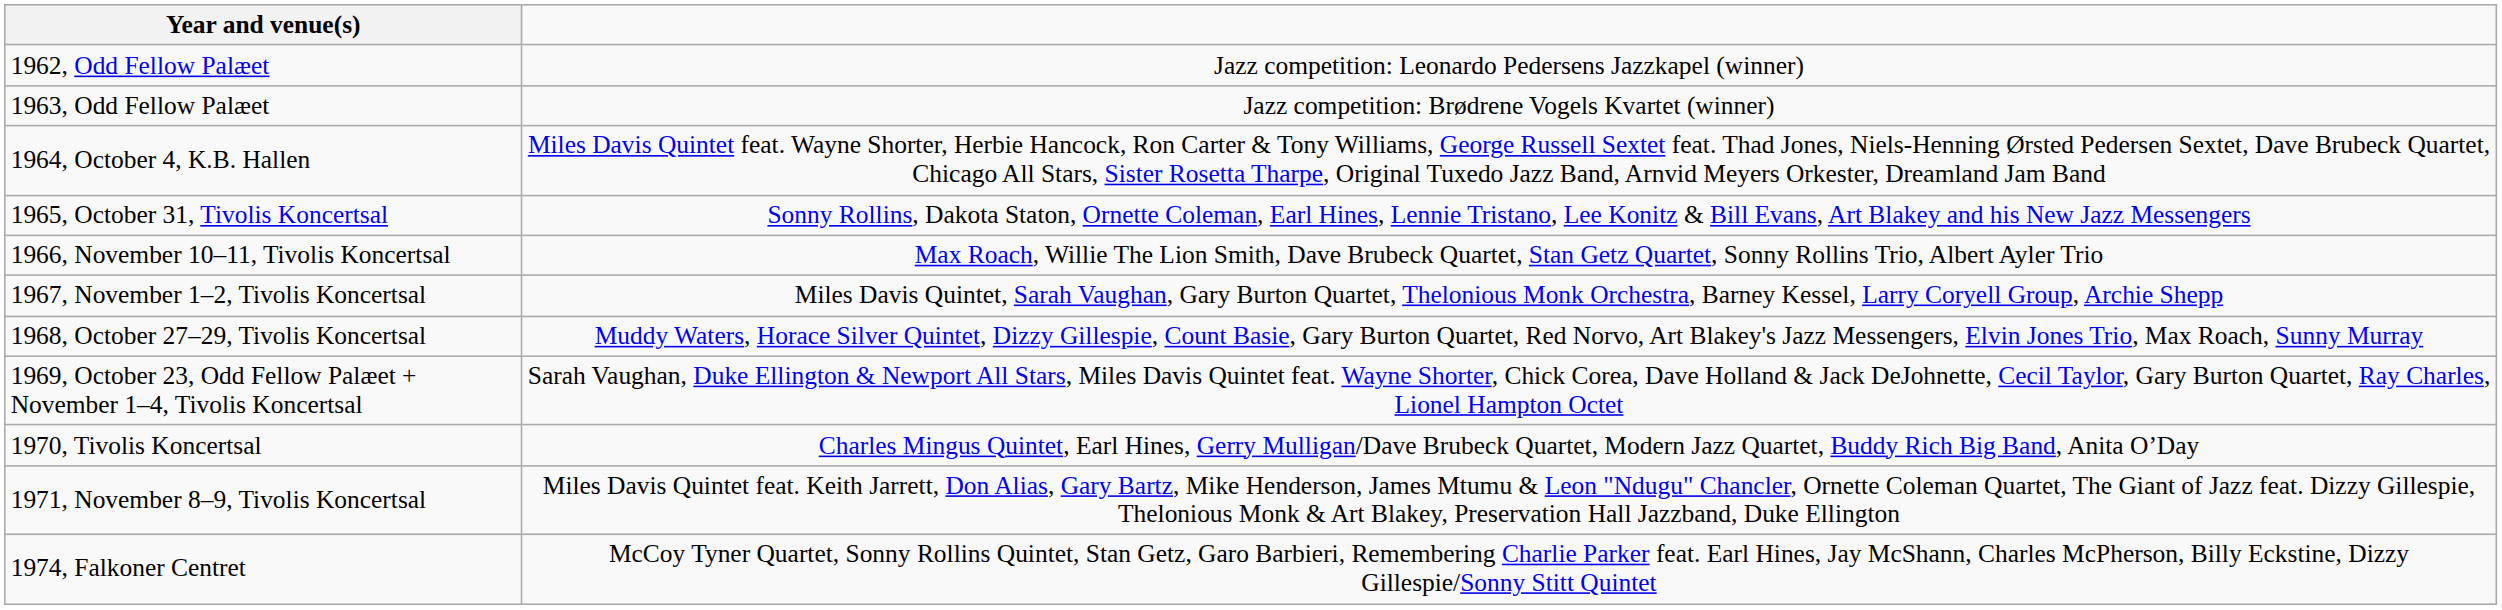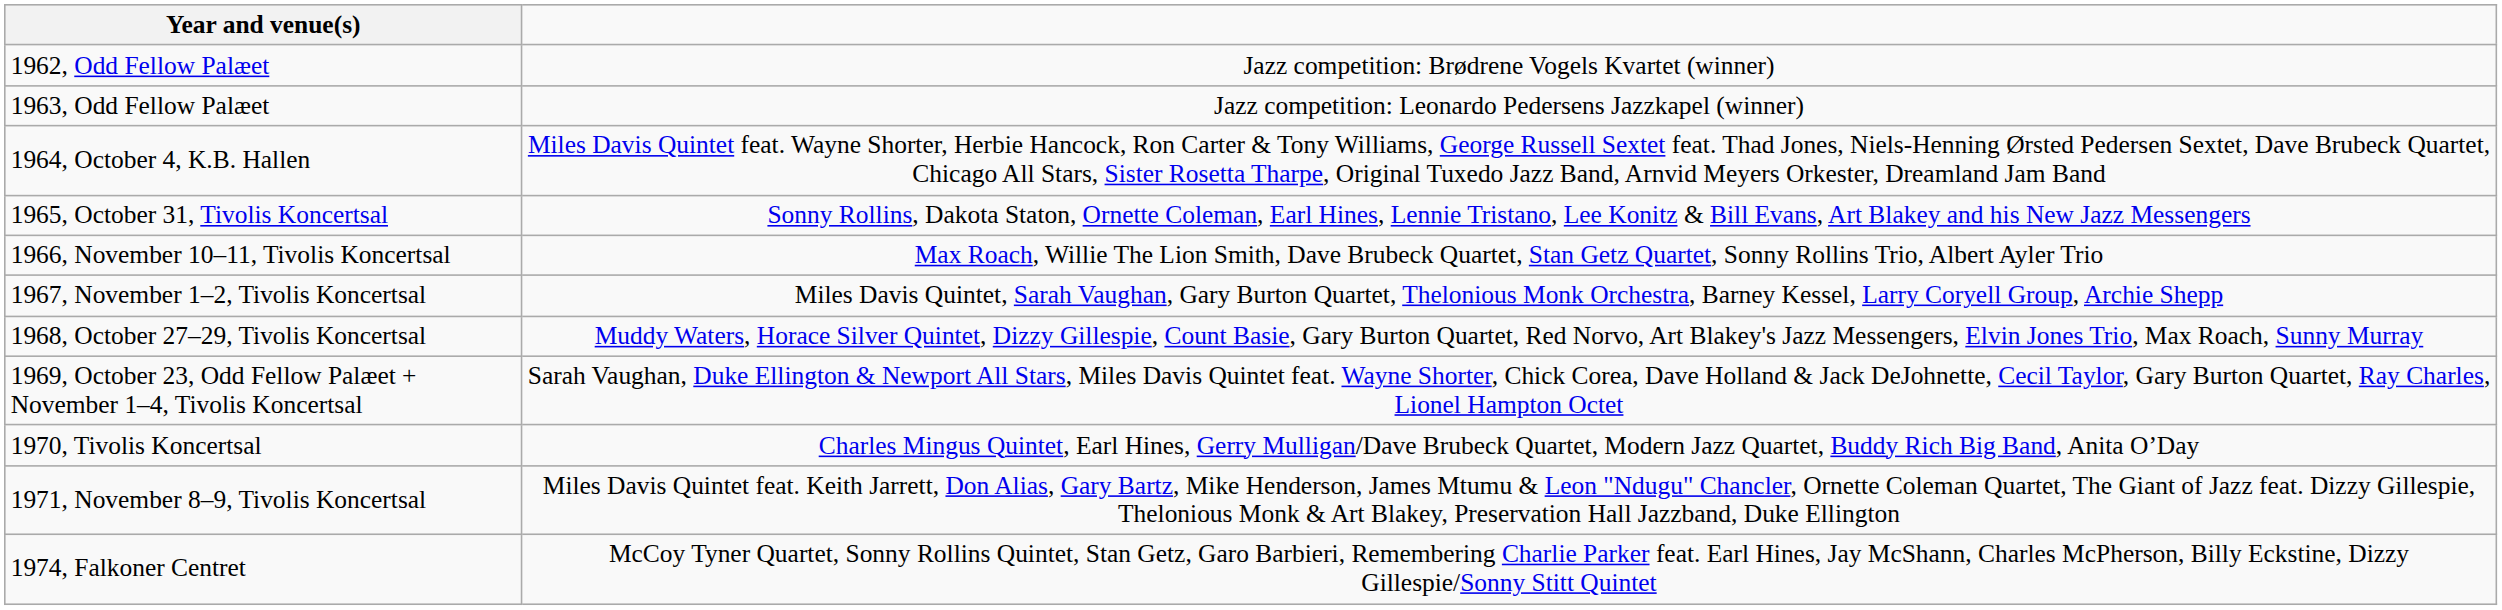(1509, 65) Jazz competition: Leonardo Pedersens Jazzkapel (winner) -> (1509, 65) Jazz competition: Brødrene Vogels Kvartet (winner)
(1509, 105) Jazz competition: Brødrene Vogels Kvartet (winner) -> (1509, 105) Jazz competition: Leonardo Pedersens Jazzkapel (winner)
